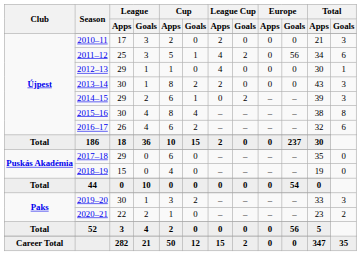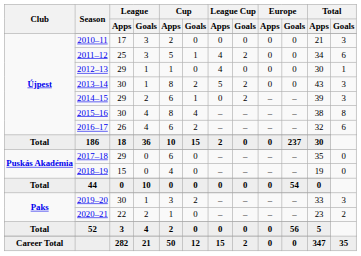(220, 41) 2 -> (220, 41) 0
(294, 55) 56 -> (294, 55) 0
(220, 84) 2 -> (220, 84) 5
(245, 84) 0 -> (245, 84) 2
